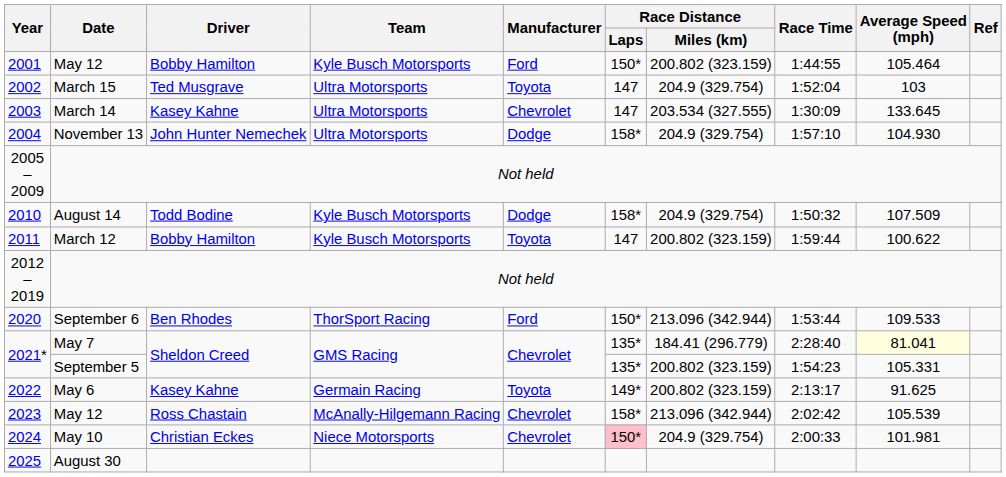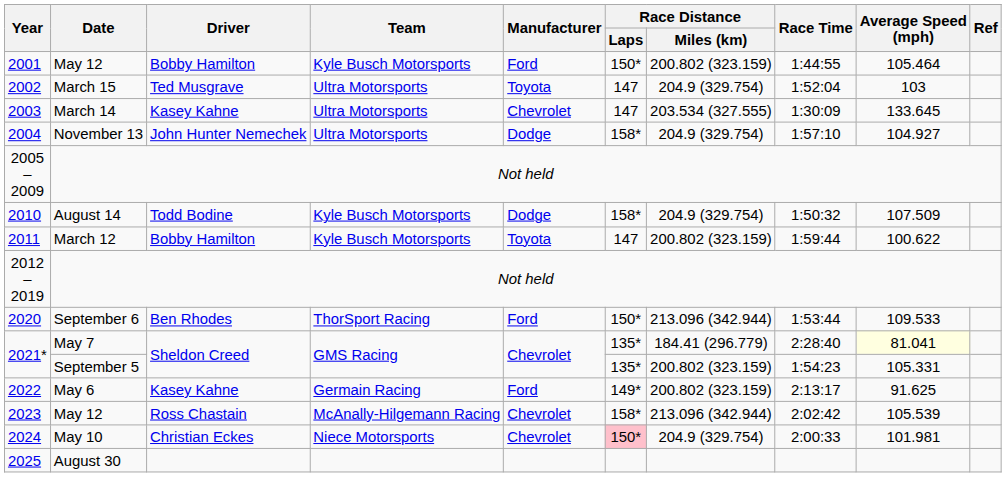(913, 134) 104.930 -> (913, 134) 104.927
(529, 390) Toyota -> (523, 390) Ford
